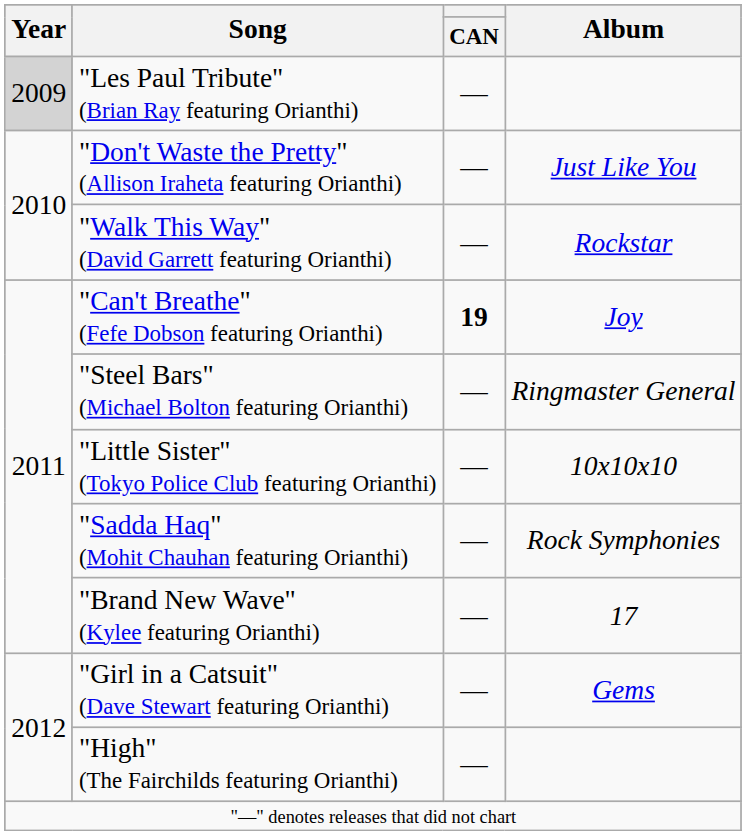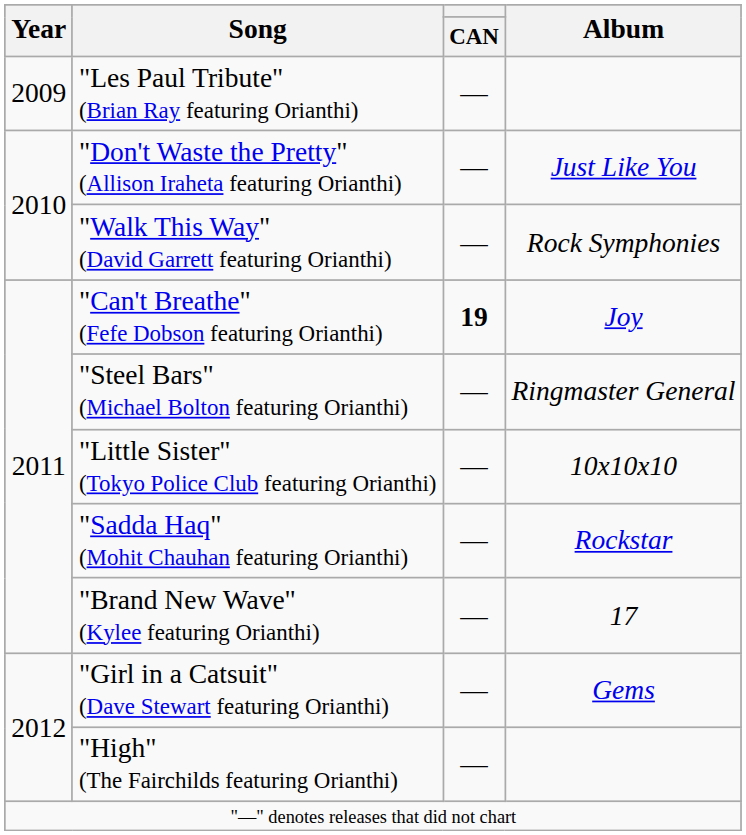(39, 92) lightgrey background -> (39, 92) no background
(624, 242) Rockstar -> (624, 242) Rock Symphonies
(624, 540) Rock Symphonies -> (624, 540) Rockstar
